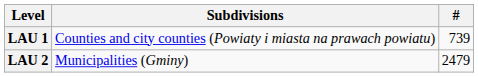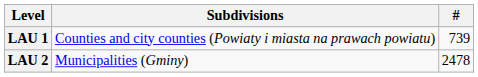(456, 60) 2479 -> (456, 60) 2478
